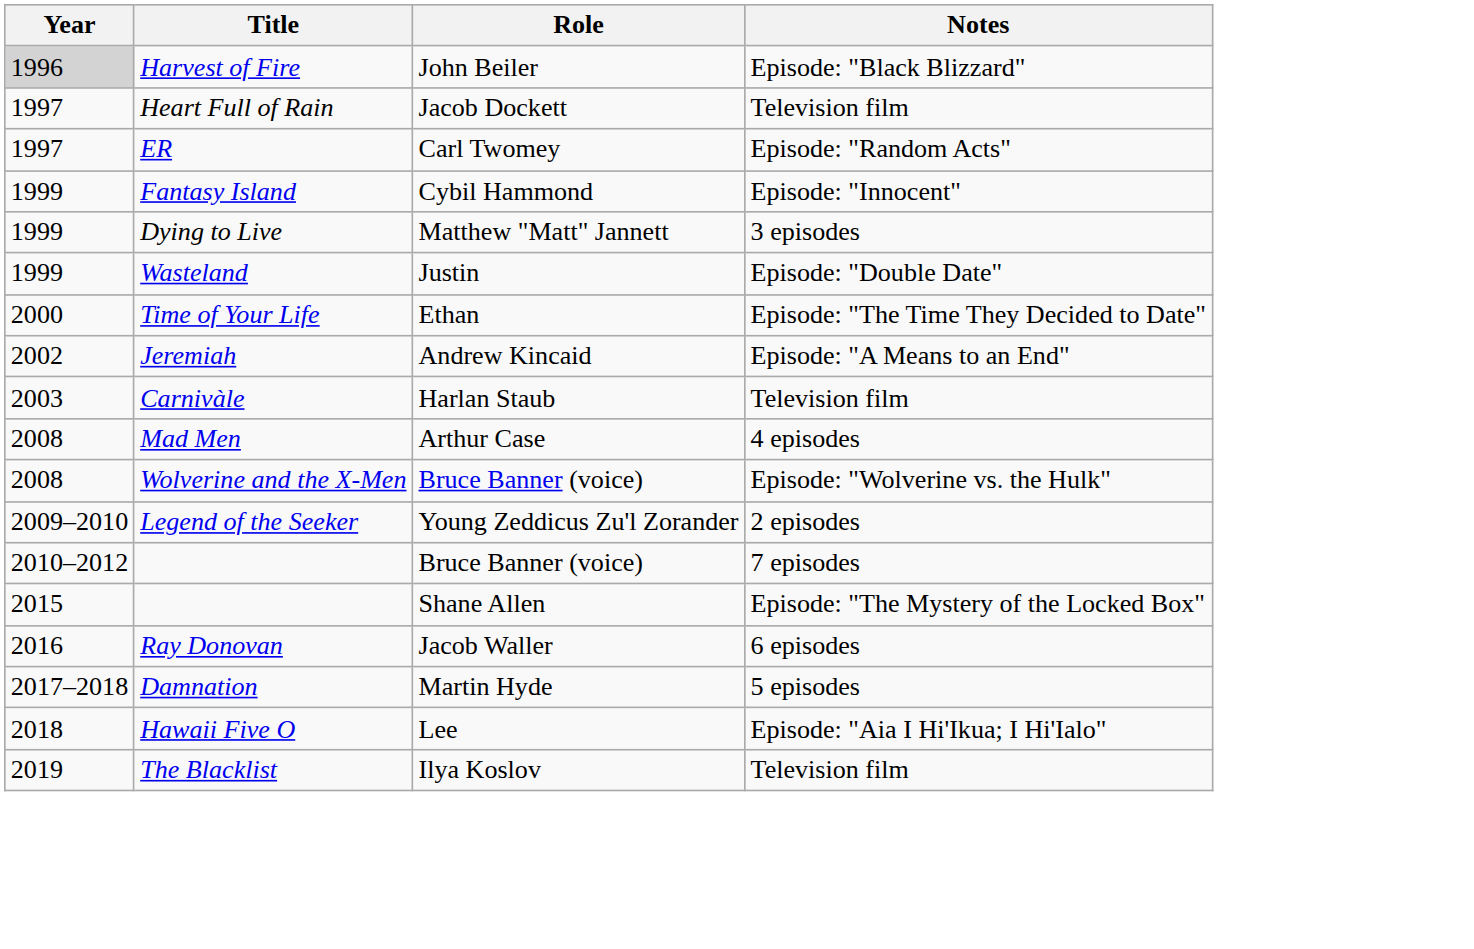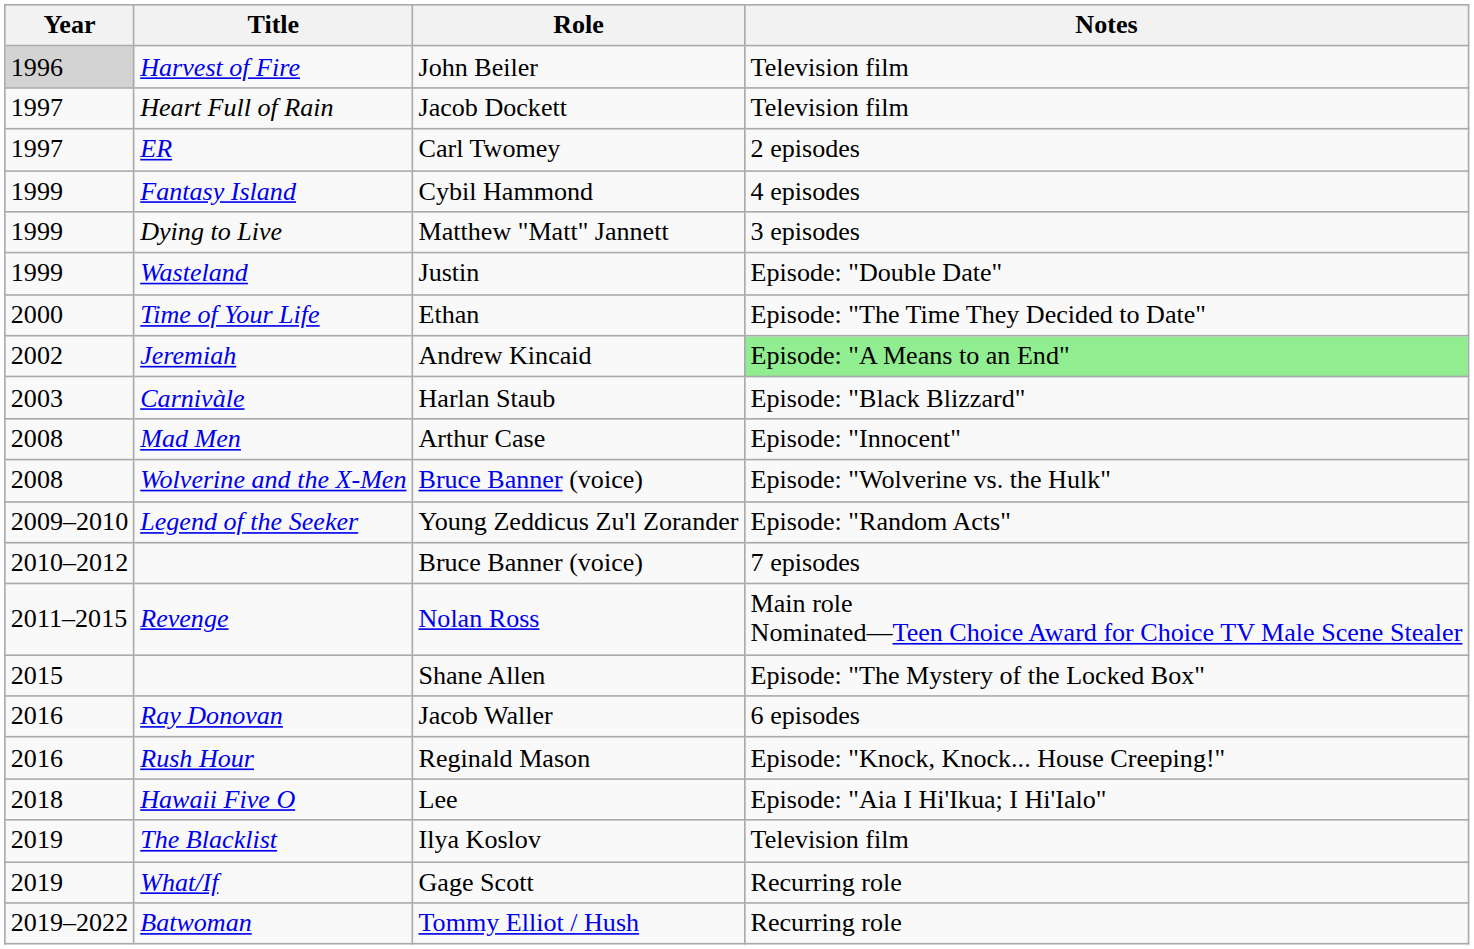(888, 66) Episode: "Black Blizzard" -> (830, 66) Television film
(881, 149) Episode: "Random Acts" -> (805, 149) 2 episodes
(856, 190) Episode: "Innocent" -> (805, 190) 4 episodes
(910, 356) no background -> (910, 356) lightgreen background
(830, 397) Television film -> (888, 397) Episode: "Black Blizzard"
(805, 438) 4 episodes -> (856, 438) Episode: "Innocent"
(805, 521) 2 episodes -> (881, 521) Episode: "Random Acts"
+ row: (184, 618)
+ row: (197, 757)
- row: (199, 686)
+ row: (179, 881)
+ row: (196, 923)
